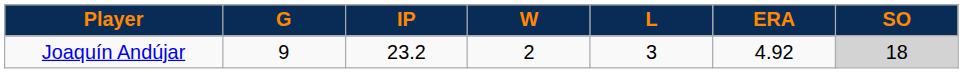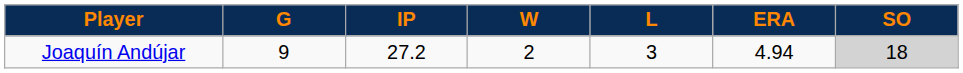(406, 51) 23.2 -> (406, 51) 27.2
(774, 51) 4.92 -> (774, 51) 4.94
